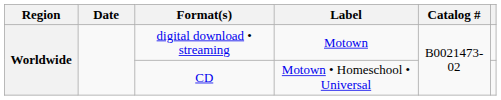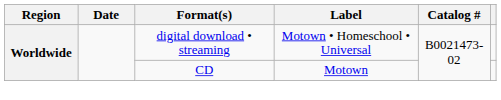(346, 42) Motown -> (346, 42) Motown • Homeschool • Universal
(346, 77) Motown • Homeschool • Universal -> (346, 70) Motown
